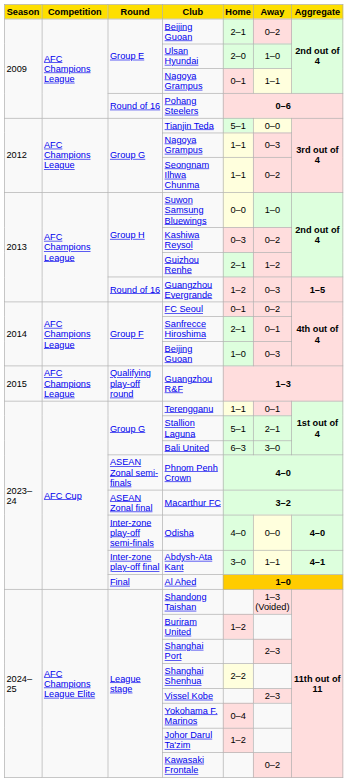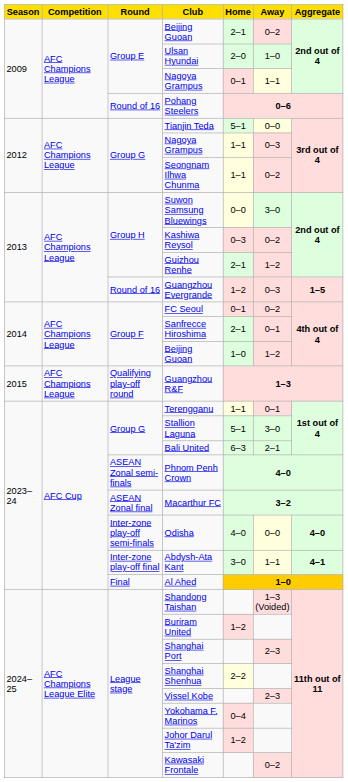(272, 210) 1–0 -> (272, 210) 3–0
(272, 354) 0–3 -> (272, 354) 1–2
(272, 428) 2–1 -> (272, 428) 3–0
(272, 448) 3–0 -> (272, 448) 2–1
